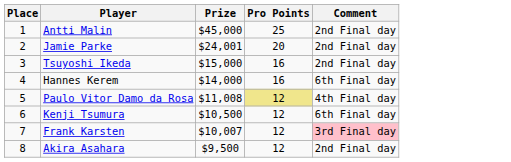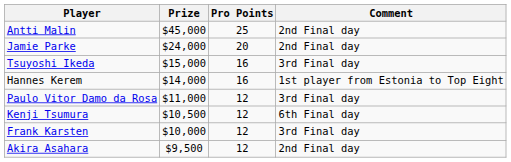- column: (23, 13)
(220, 47) $24,001 -> (184, 47) $24,000
(355, 64) 2nd Final day -> (319, 64) 3rd Final day
(355, 81) 6th Final day -> (391, 81) 1st player from Estonia to Top Eight
(220, 98) $11,008 -> (184, 98) $11,000
(278, 98) khaki background -> (242, 98) no background
(355, 98) 4th Final day -> (319, 98) 3rd Final day
(220, 132) $10,007 -> (184, 132) $10,000
(355, 132) pink background -> (319, 132) no background
